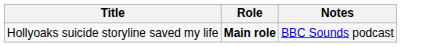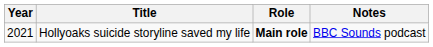+ column: (20, 13)
